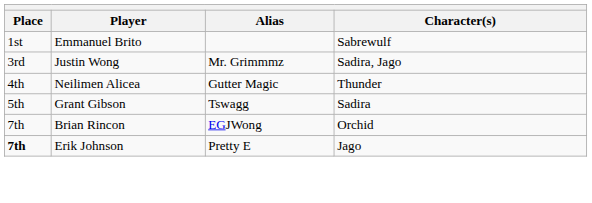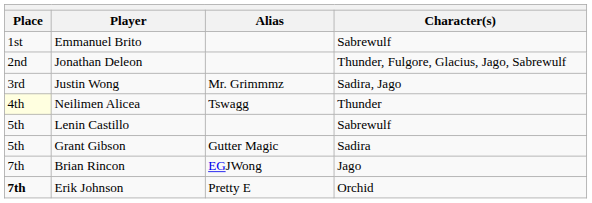+ row: (98, 62)
(16, 83) no background -> (16, 104) lightyellow background
(243, 83) Gutter Magic -> (228, 104) Tswagg
+ row: (92, 124)
(228, 104) Tswagg -> (243, 145) Gutter Magic
(355, 124) Orchid -> (349, 166) Jago
(349, 145) Jago -> (355, 187) Orchid
